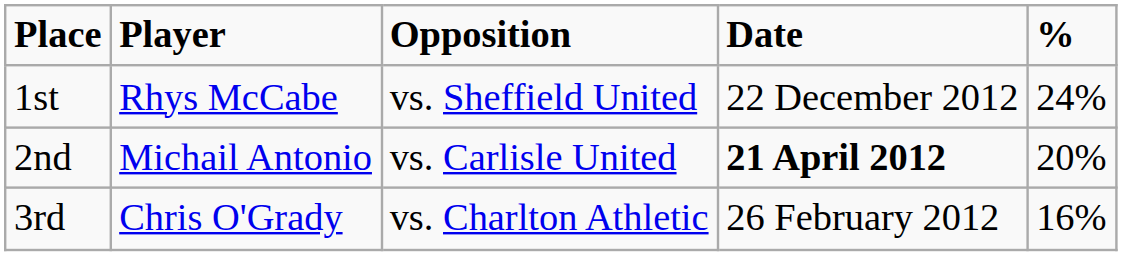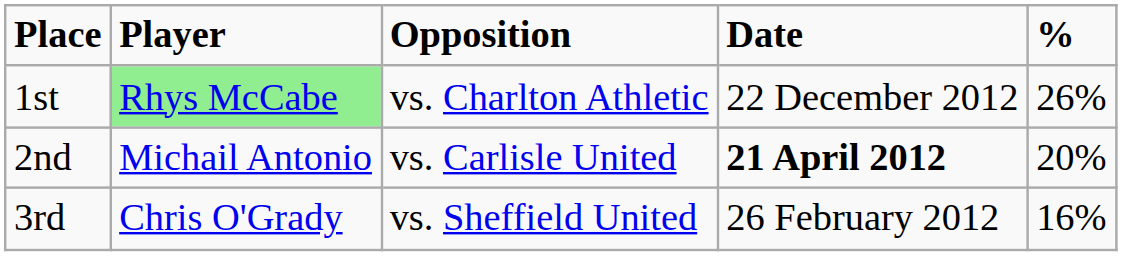(228, 95) no background -> (228, 95) lightgreen background
(543, 95) vs. Sheffield United -> (549, 95) vs. Charlton Athletic
(1071, 95) 24% -> (1071, 95) 26%
(549, 217) vs. Charlton Athletic -> (543, 217) vs. Sheffield United
